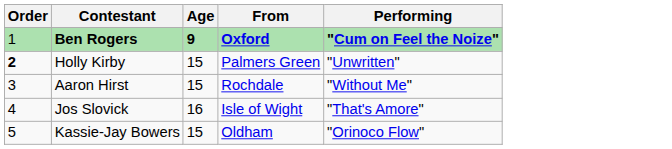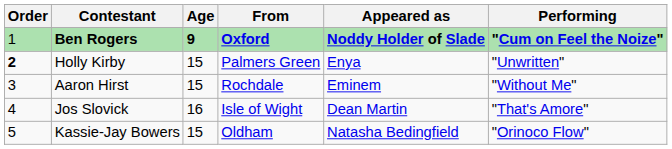+ column: (406, 16)
